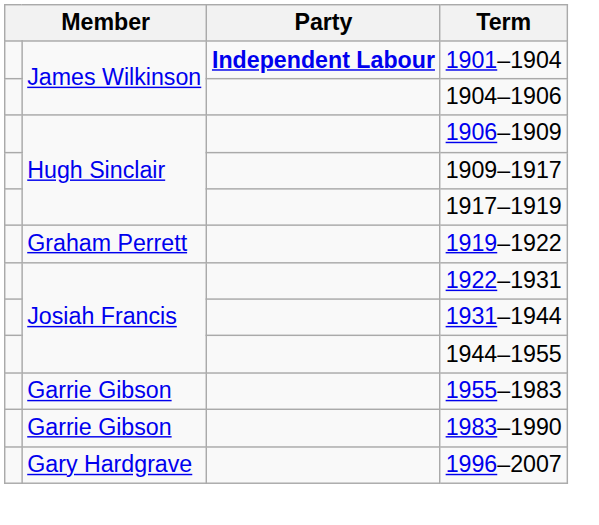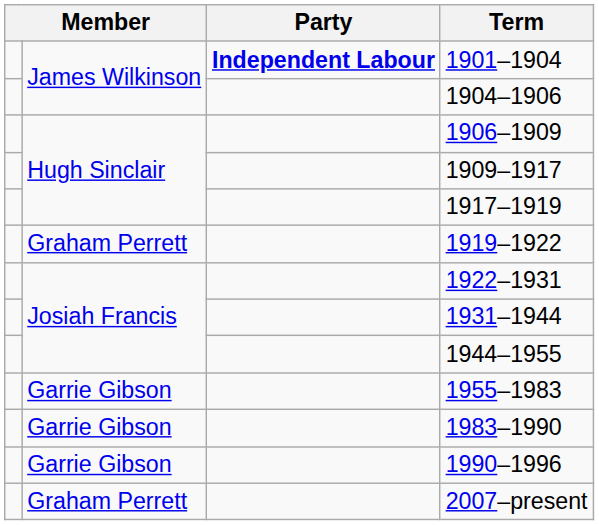+ row: (504, 464)
- row: (504, 464)
+ row: (517, 501)
